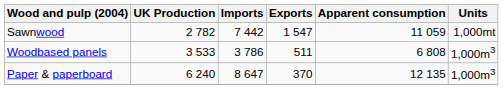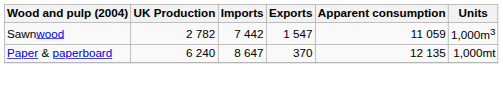(474, 32) 1,000mt -> (473, 33) 1,000m3
- row: (57, 52)
(473, 74) 1,000m3 -> (474, 53) 1,000mt
